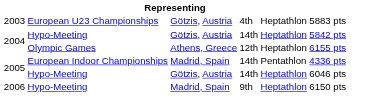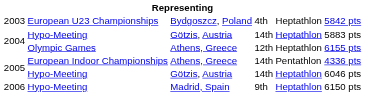(201, 21) Götzis, Austria -> (211, 21) Bydgoszcz, Poland
(328, 21) 5883 pts -> (343, 21) 5842 pts
(328, 34) 5842 pts -> (343, 34) 5883 pts
(200, 61) Madrid, Spain -> (204, 61) Athens, Greece
